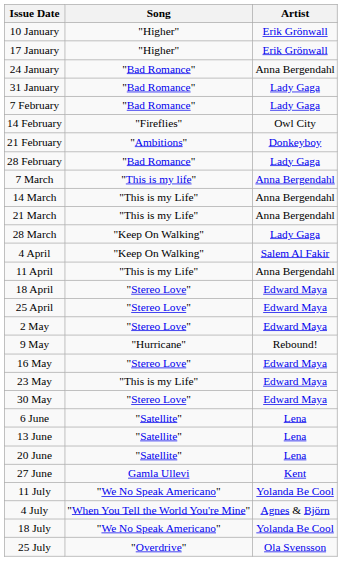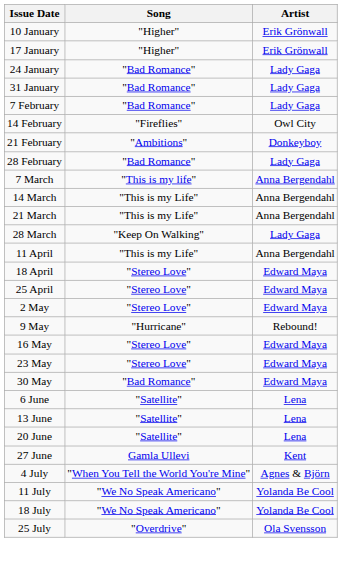(295, 68) Anna Bergendahl -> (295, 68) Lady Gaga
- row: (35, 252)
(159, 380) "This is my Life" -> (159, 362) "Stereo Love"
(159, 399) "Stereo Love" -> (159, 380) "Bad Romance"
rows swapped: (35, 509) <-> (35, 491)
